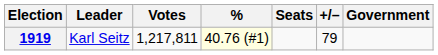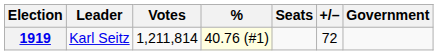(167, 38) 1,217,811 -> (167, 38) 1,211,814
(330, 38) 79 -> (330, 38) 72
